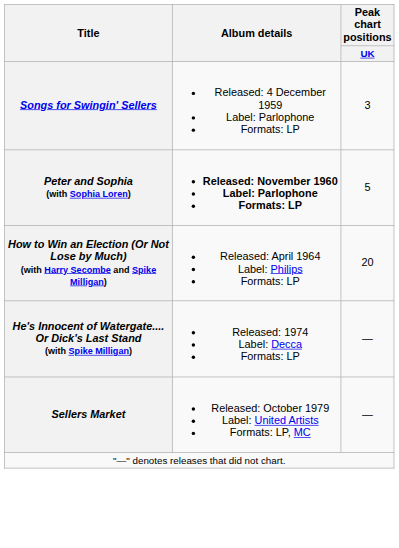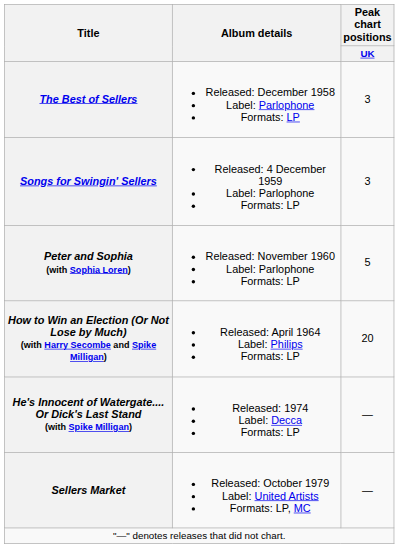+ row: (88, 99)
(257, 194) bold -> (257, 269) normal
